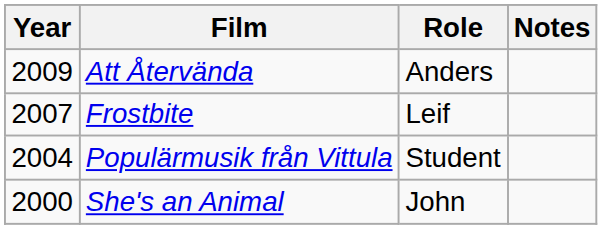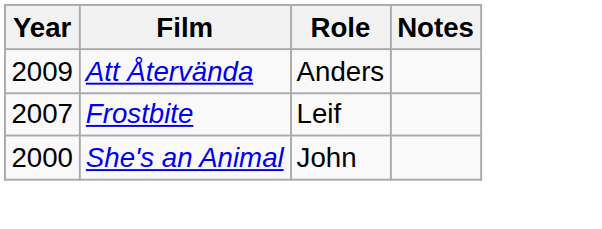- row: (239, 158)
